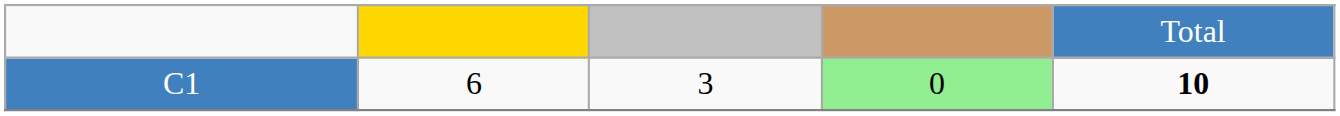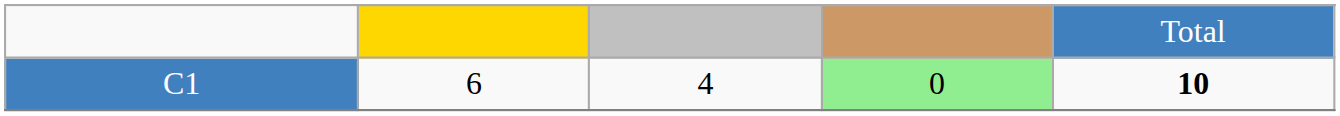(706, 83) 3 -> (706, 83) 4
